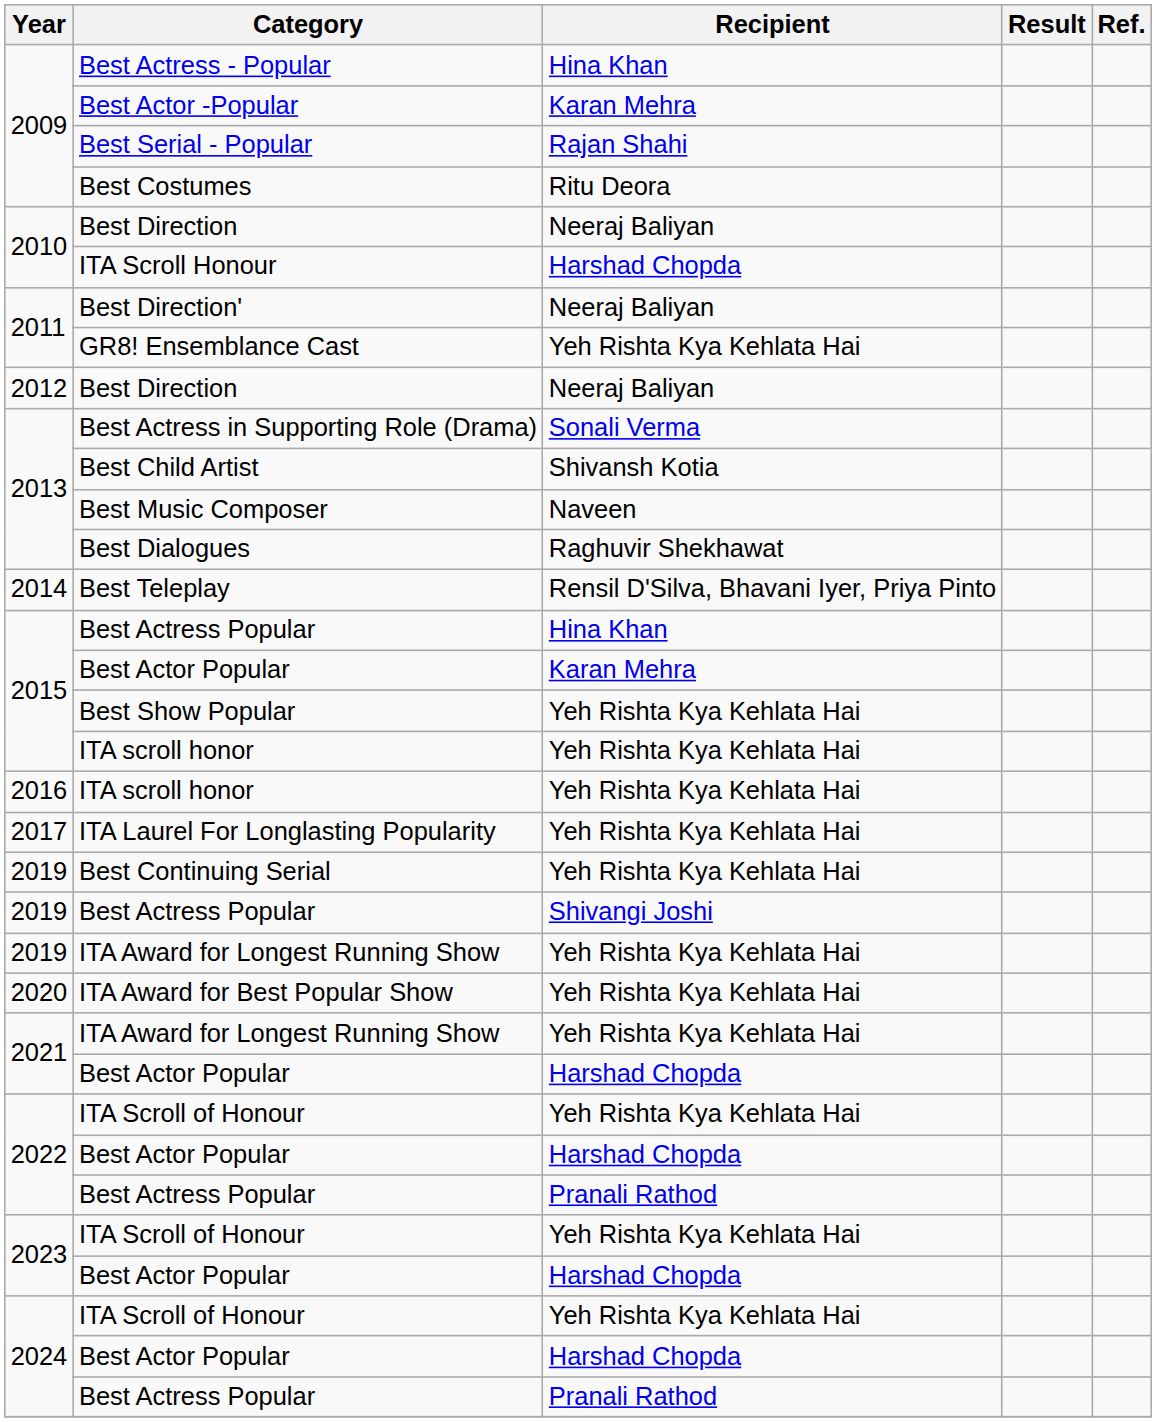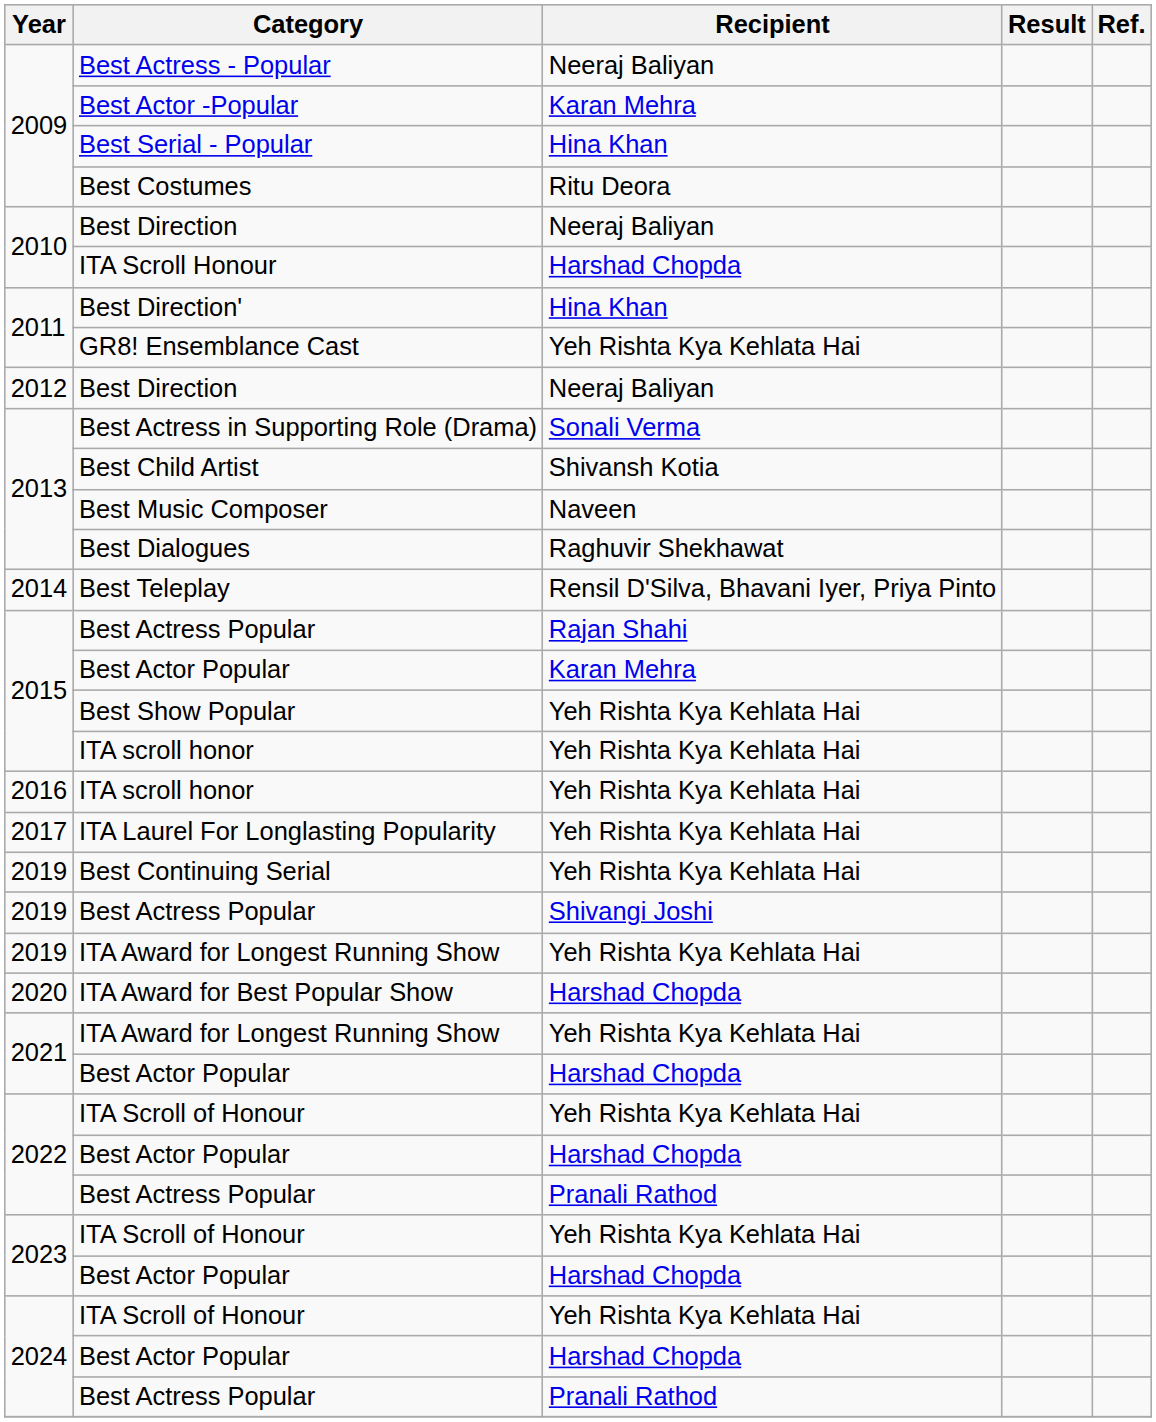(608, 65) Hina Khan -> (632, 65) Neeraj Baliyan
(618, 145) Rajan Shahi -> (608, 145) Hina Khan
(632, 307) Neeraj Baliyan -> (608, 307) Hina Khan
(608, 629) Hina Khan -> (618, 629) Rajan Shahi
(705, 992) Yeh Rishta Kya Kehlata Hai -> (645, 992) Harshad Chopda
